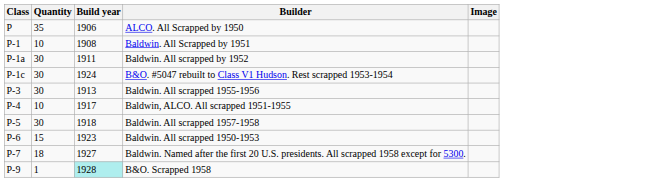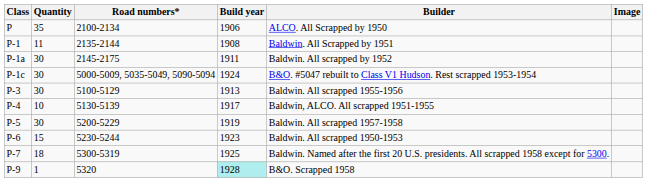+ column: (146, 12)
(39, 43) 10 -> (39, 43) 11
(86, 122) 1918 -> (230, 122) 1919
(86, 153) 1927 -> (230, 153) 1925
